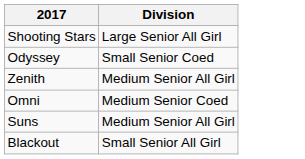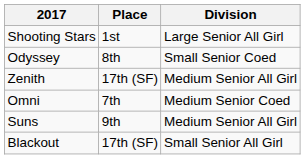+ column: (130, 15)
